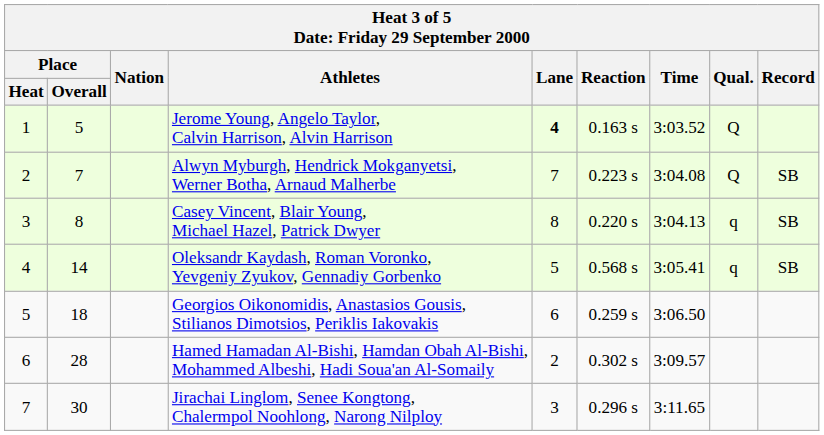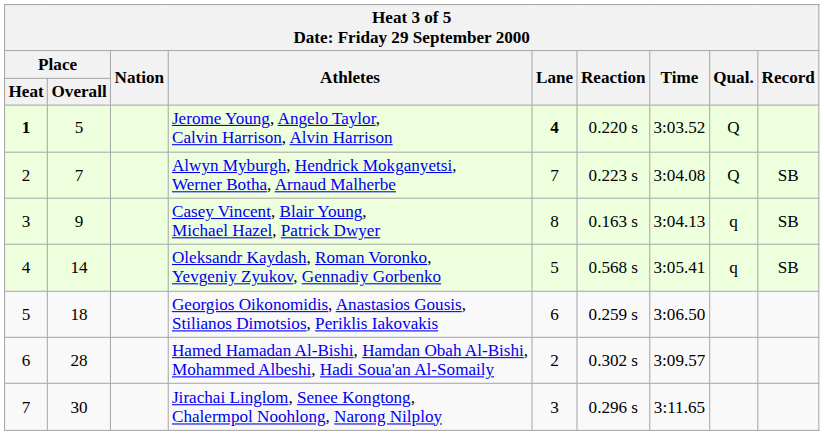(26, 128) normal -> (26, 128) bold
(613, 128) 0.163 s -> (613, 128) 0.220 s
(79, 221) 8 -> (79, 221) 9
(613, 221) 0.220 s -> (613, 221) 0.163 s
